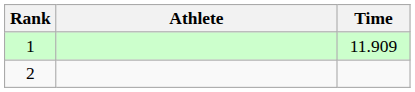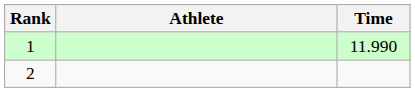(373, 45) 11.909 -> (373, 45) 11.990
